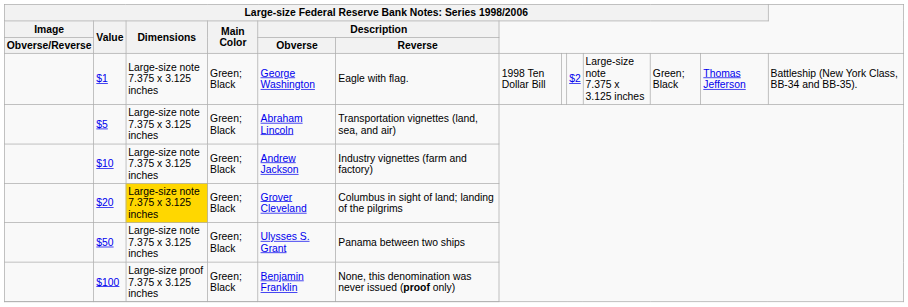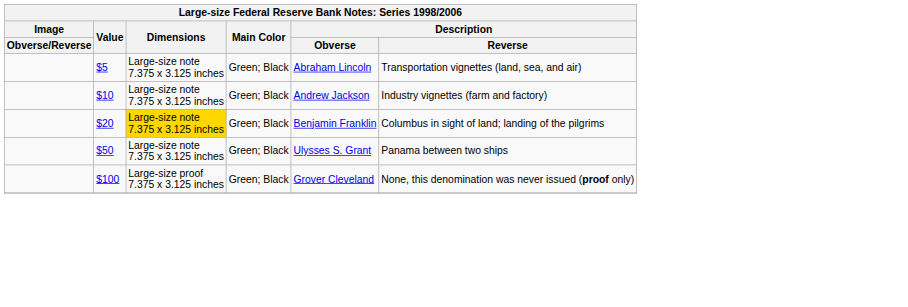- row: (102, 79)
(284, 203) Grover Cleveland -> (335, 124) Benjamin Franklin
(282, 282) Benjamin Franklin -> (334, 179) Grover Cleveland
